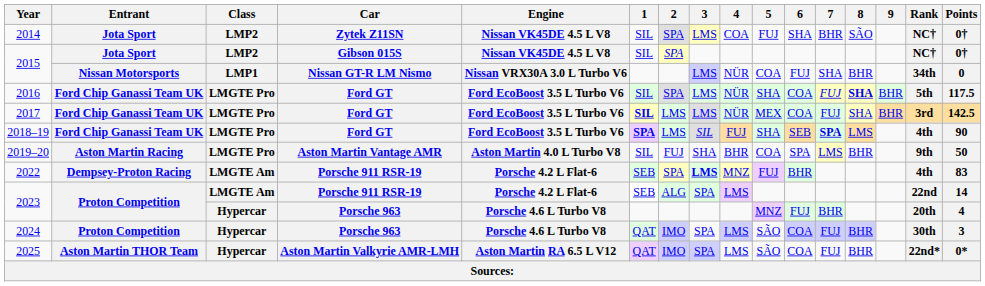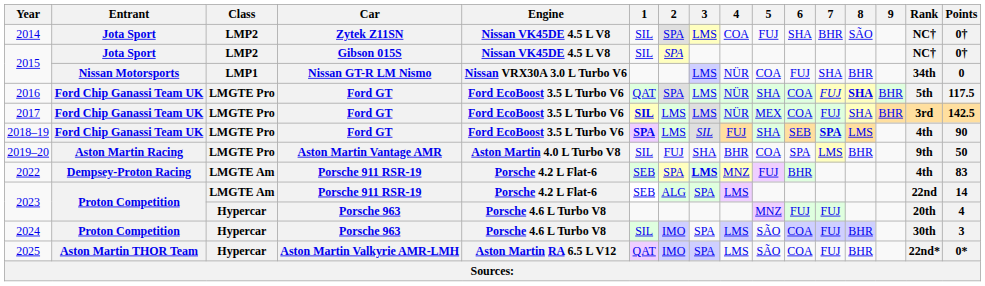(644, 93) SIL -> (644, 93) QAT
(830, 211) BHR -> (830, 211) FUJ
(644, 231) QAT -> (644, 231) SIL
